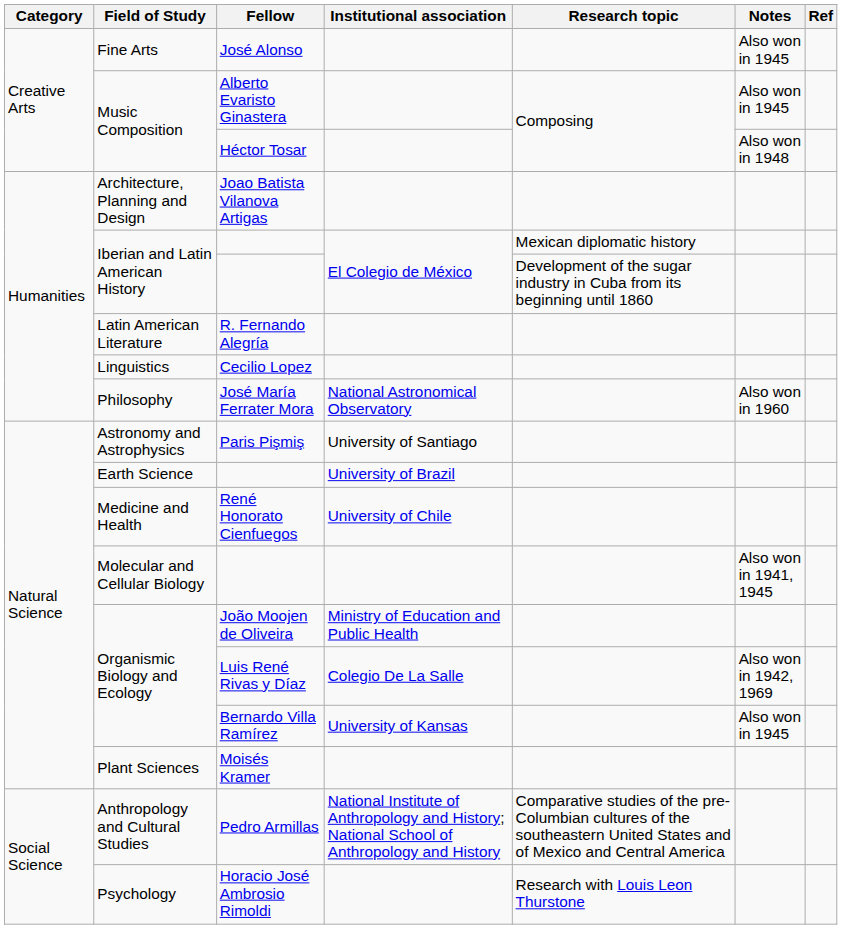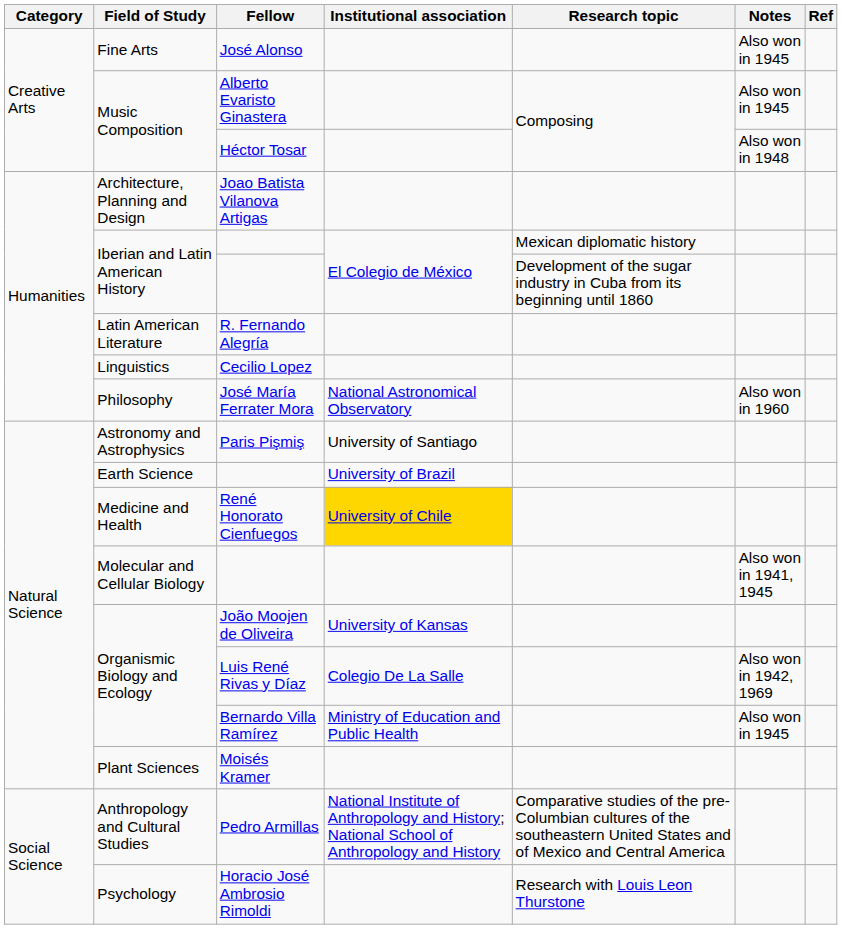(390, 516) no background -> (390, 516) gold background
(414, 625) Ministry of Education and Public Health -> (398, 625) University of Kansas
(398, 726) University of Kansas -> (414, 726) Ministry of Education and Public Health
